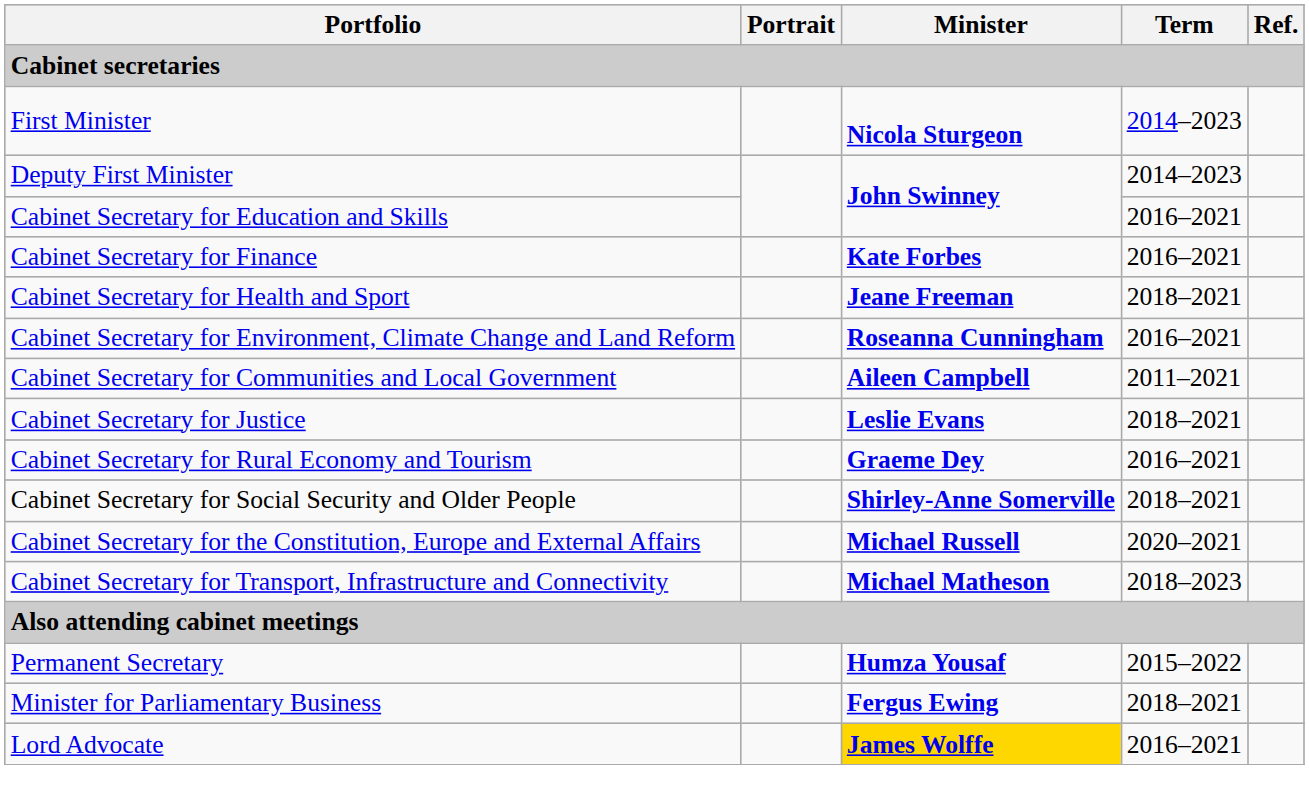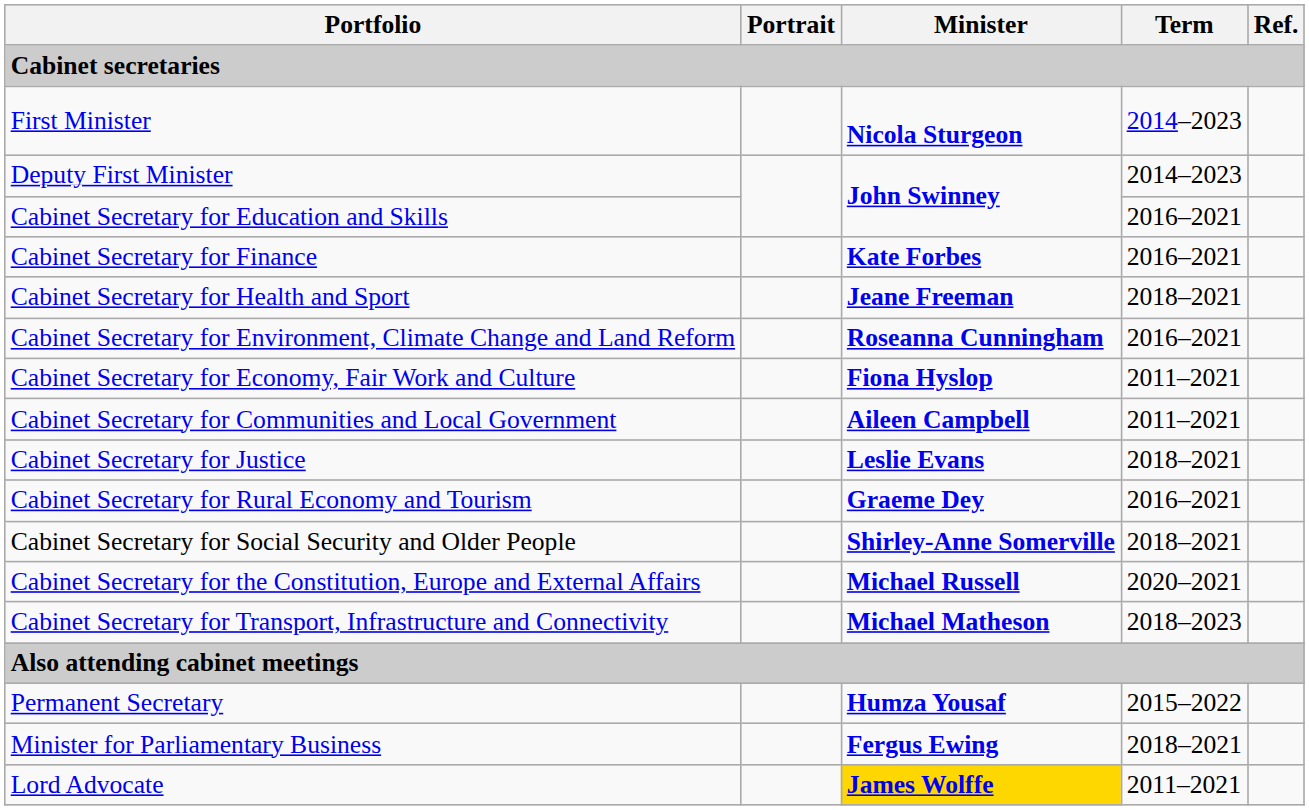+ row: (293, 378)
(1184, 743) 2016–2021 -> (1184, 784) 2011–2021
